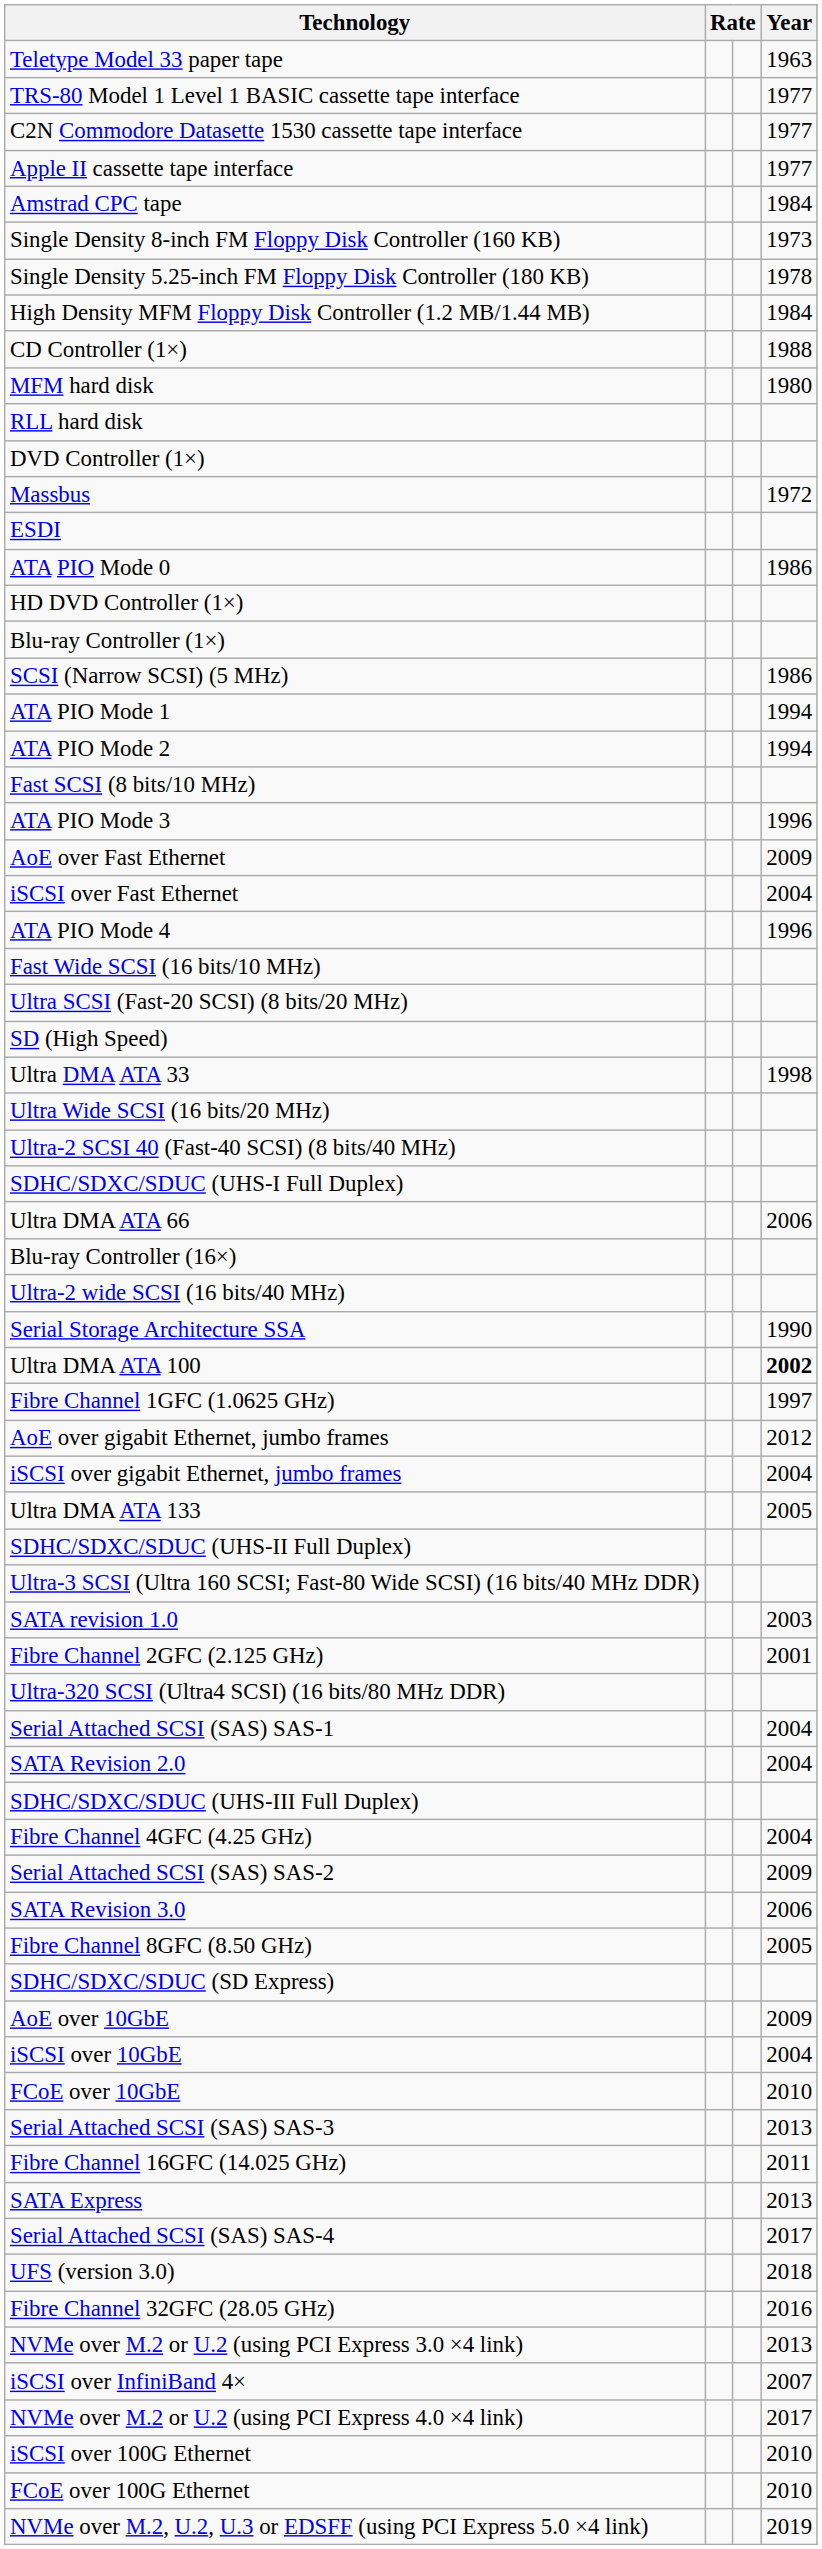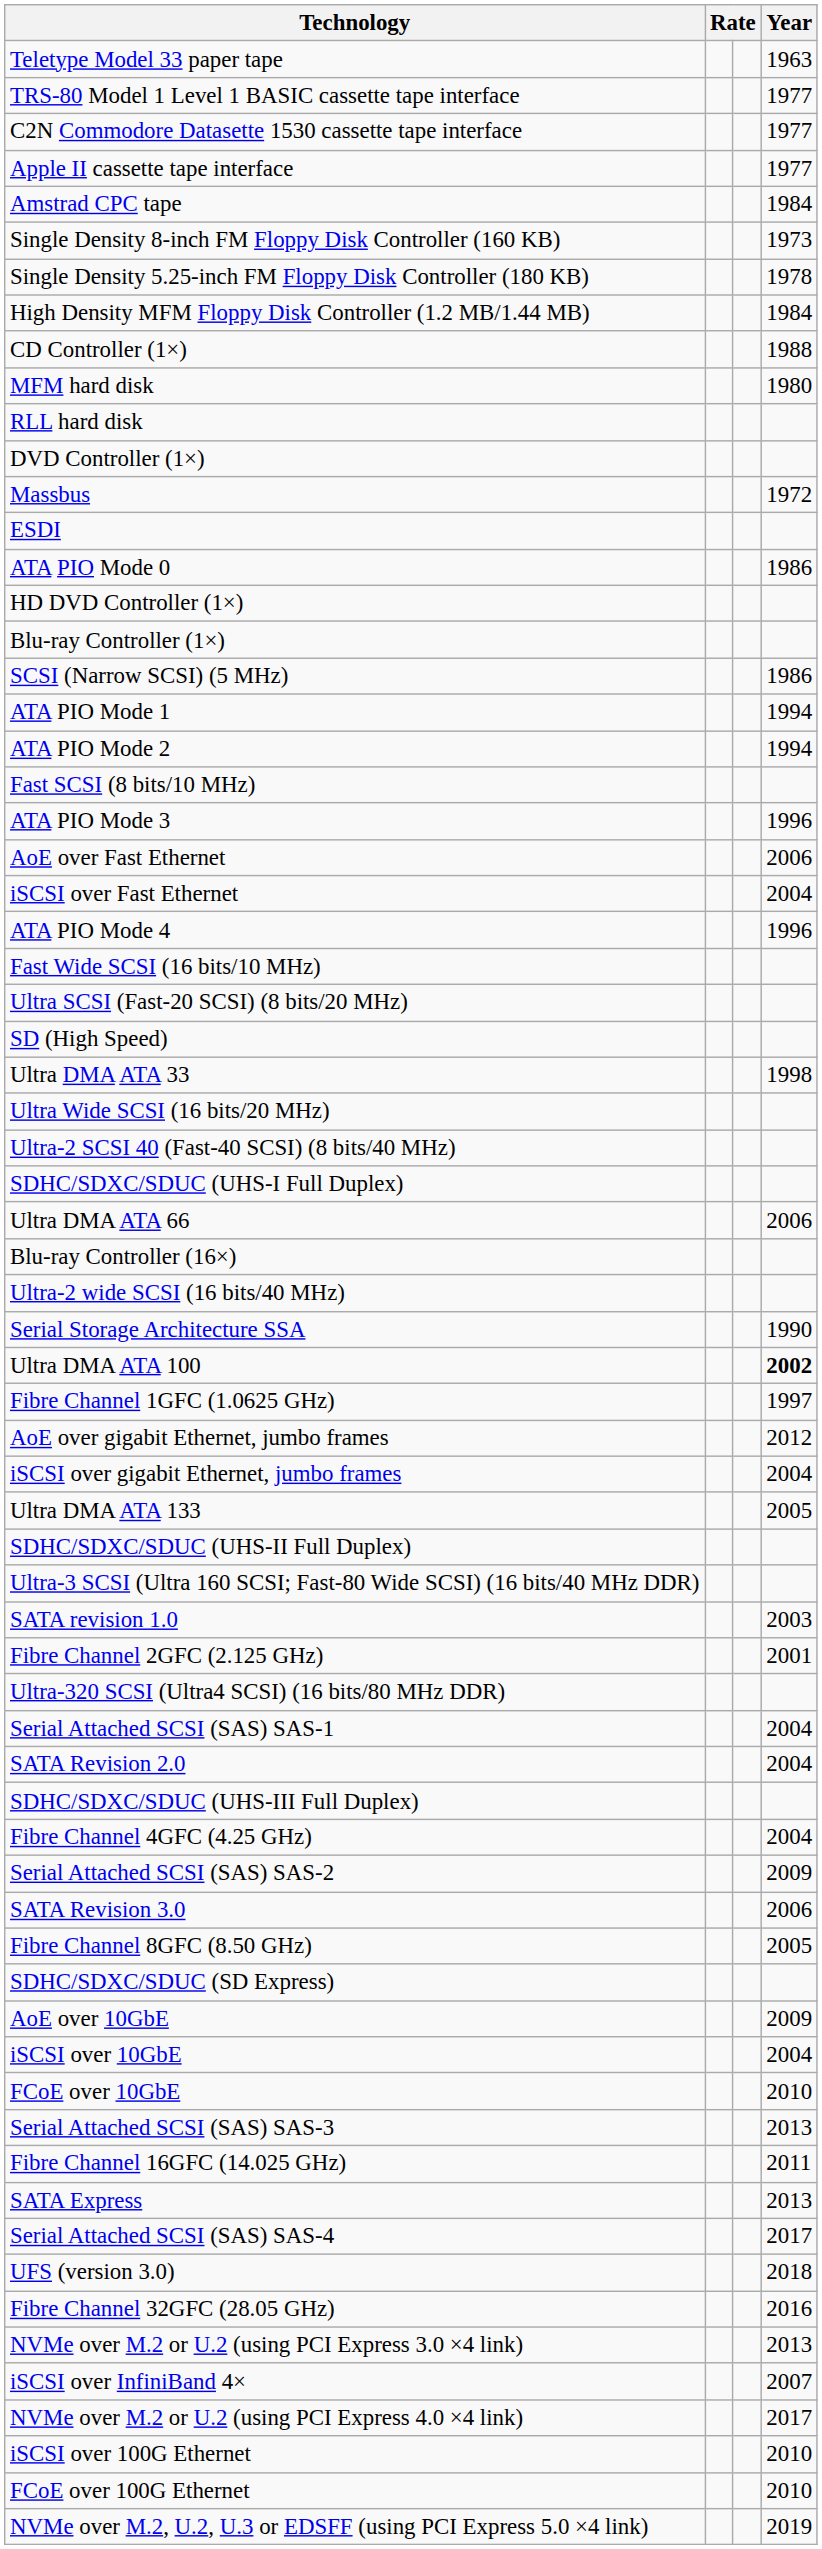(789, 857) 2009 -> (789, 857) 2006
